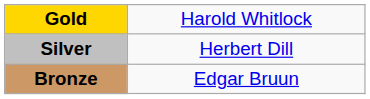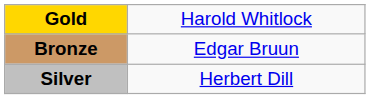rows swapped: (66, 49) <-> (66, 78)
